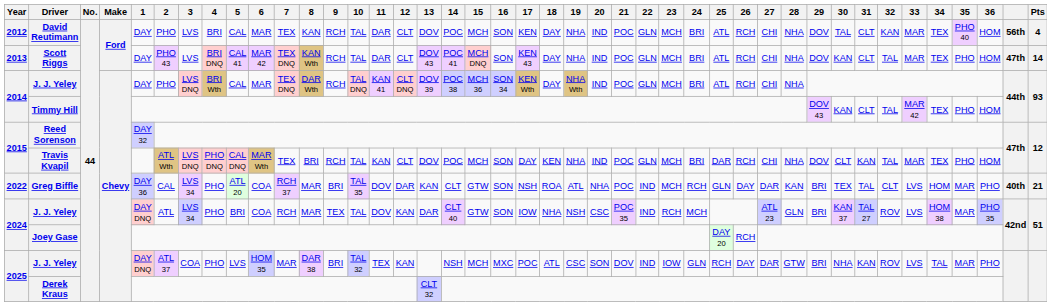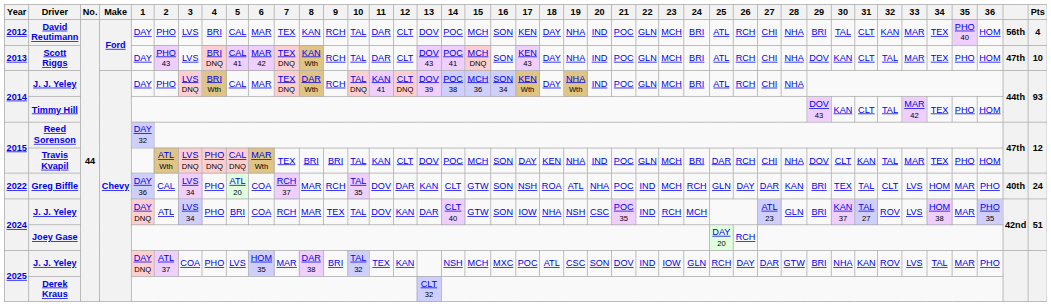(819, 32) DOV -> (819, 32) BRI
(1038, 58) 14 -> (1038, 58) 10
(336, 161) RCH -> (336, 161) BRI
(336, 186) BRI -> (336, 186) RCH
(1038, 186) 21 -> (1038, 186) 24
